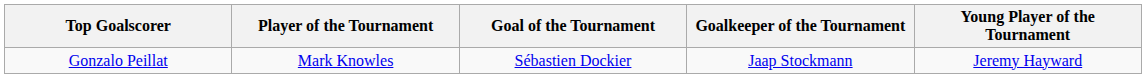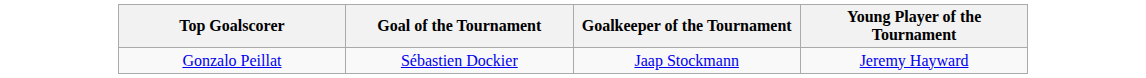- column: (346, 26)
